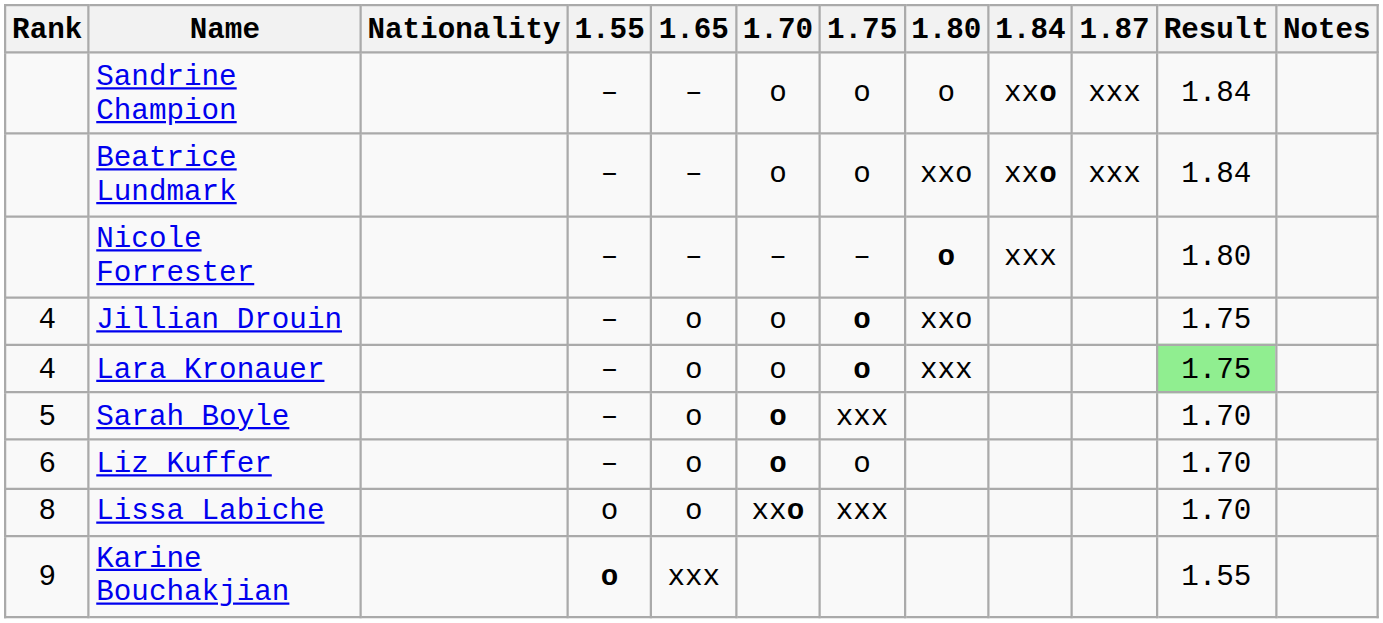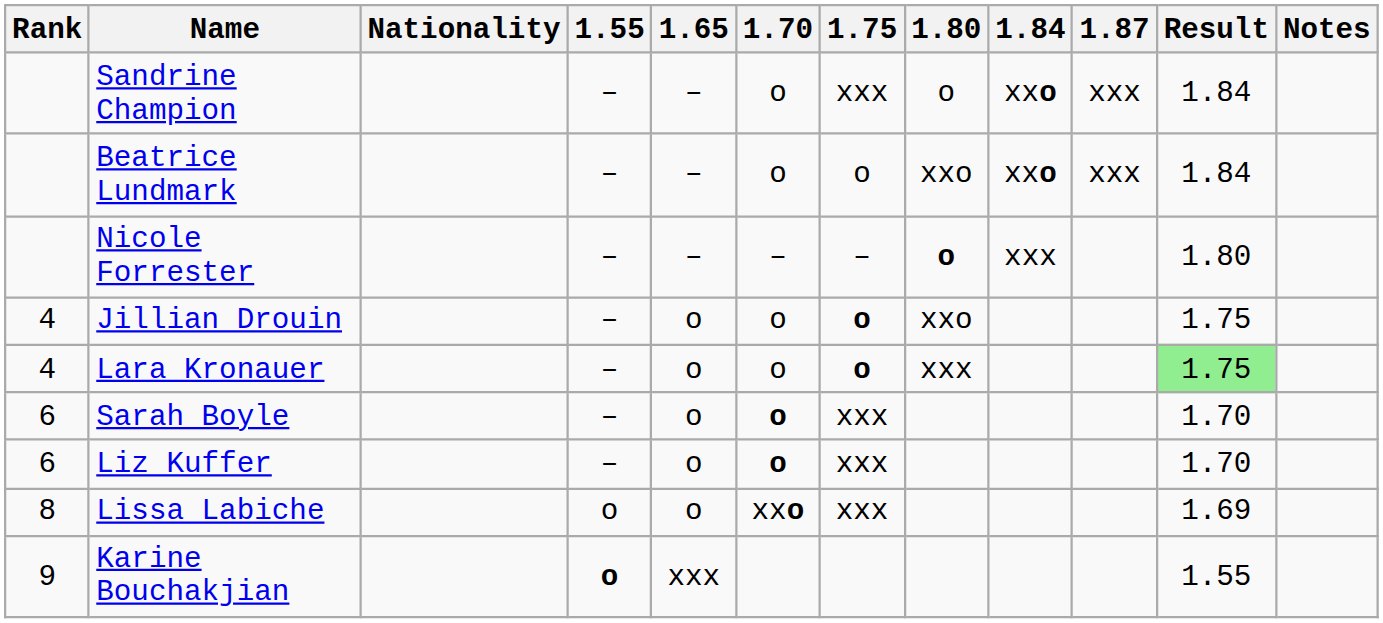(862, 94) o -> (862, 94) xxx
(47, 416) 5 -> (47, 416) 6
(862, 464) o -> (862, 464) xxx
(1216, 512) 1.70 -> (1216, 512) 1.69
